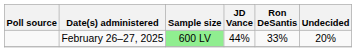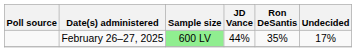(277, 39) 33% -> (277, 39) 35%
(326, 39) 20% -> (326, 39) 17%
